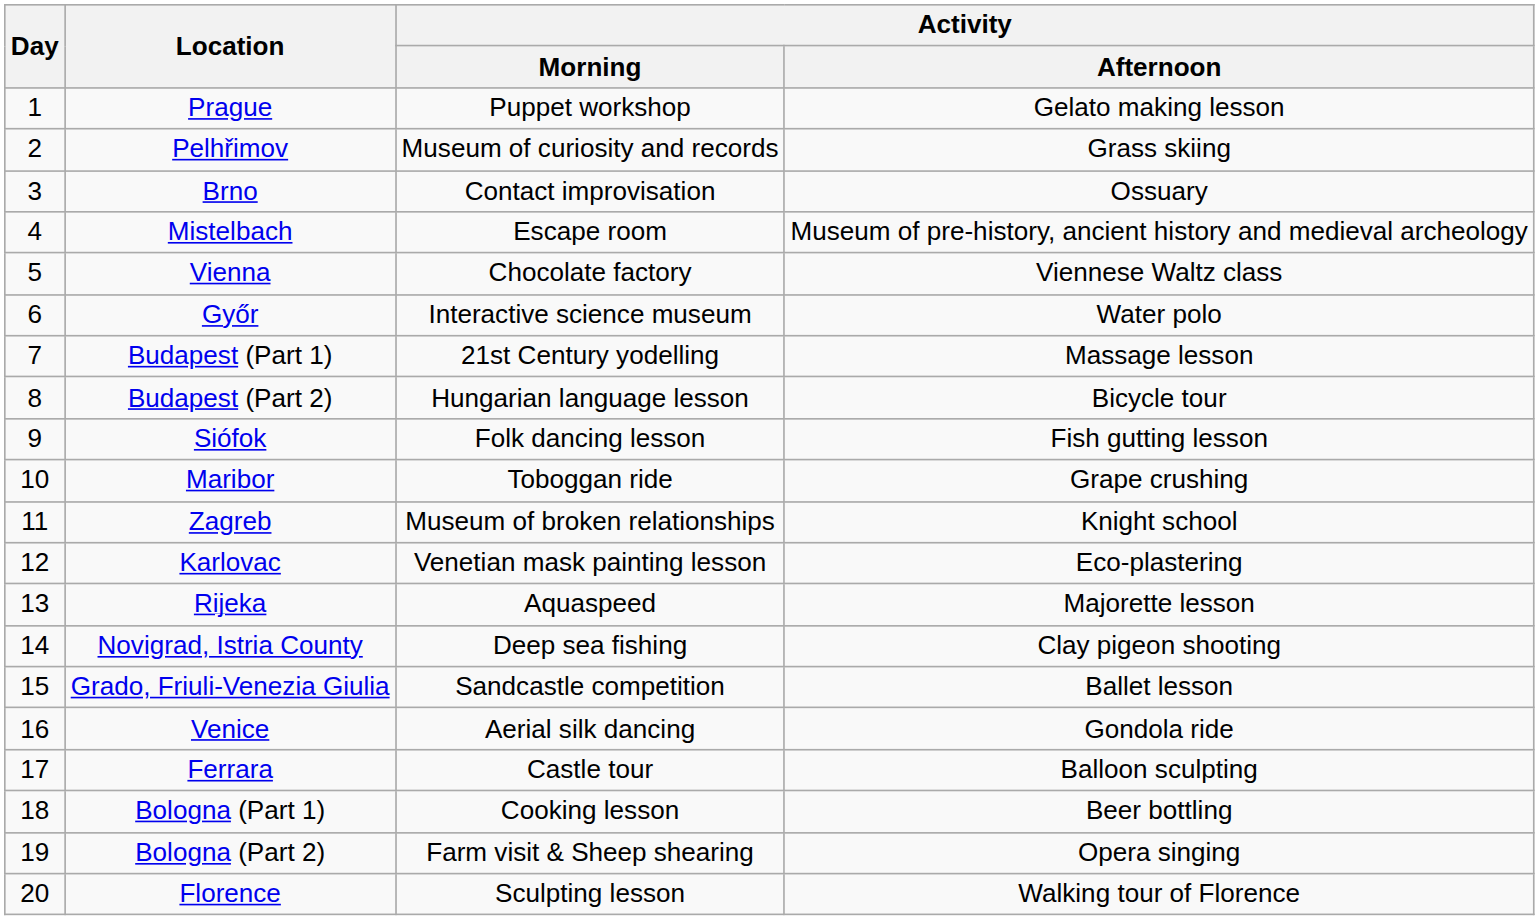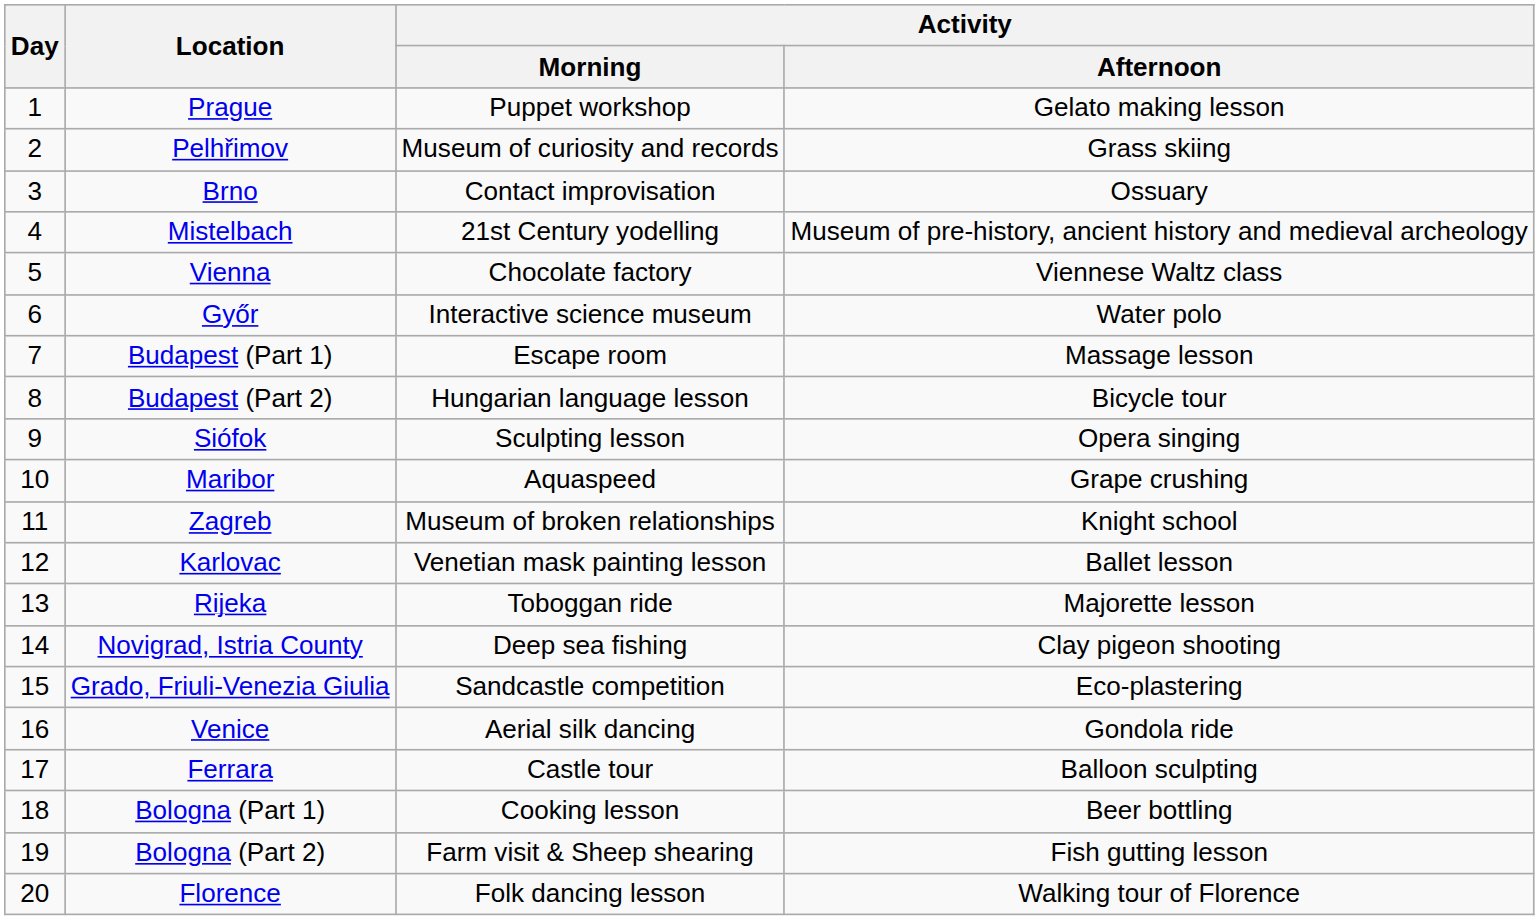(590, 231) Escape room -> (590, 231) 21st Century yodelling
(590, 356) 21st Century yodelling -> (590, 356) Escape room
(590, 438) Folk dancing lesson -> (590, 438) Sculpting lesson
(1159, 438) Fish gutting lesson -> (1159, 438) Opera singing
(590, 480) Toboggan ride -> (590, 480) Aquaspeed
(1159, 562) Eco-plastering -> (1159, 562) Ballet lesson
(590, 604) Aquaspeed -> (590, 604) Toboggan ride
(1159, 686) Ballet lesson -> (1159, 686) Eco-plastering
(1159, 852) Opera singing -> (1159, 852) Fish gutting lesson
(590, 893) Sculpting lesson -> (590, 893) Folk dancing lesson
